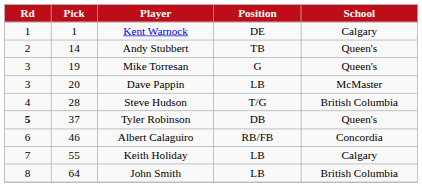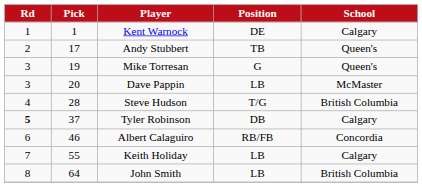(74, 48) 14 -> (74, 48) 17
(359, 119) Queen's -> (359, 119) Calgary
